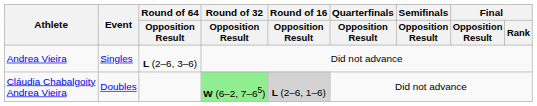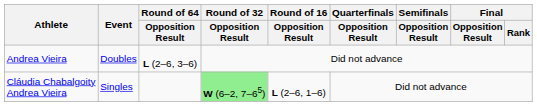(116, 59) Singles -> (118, 59) Doubles
(118, 87) Doubles -> (116, 87) Singles
(299, 93) lightgrey background -> (299, 93) no background
